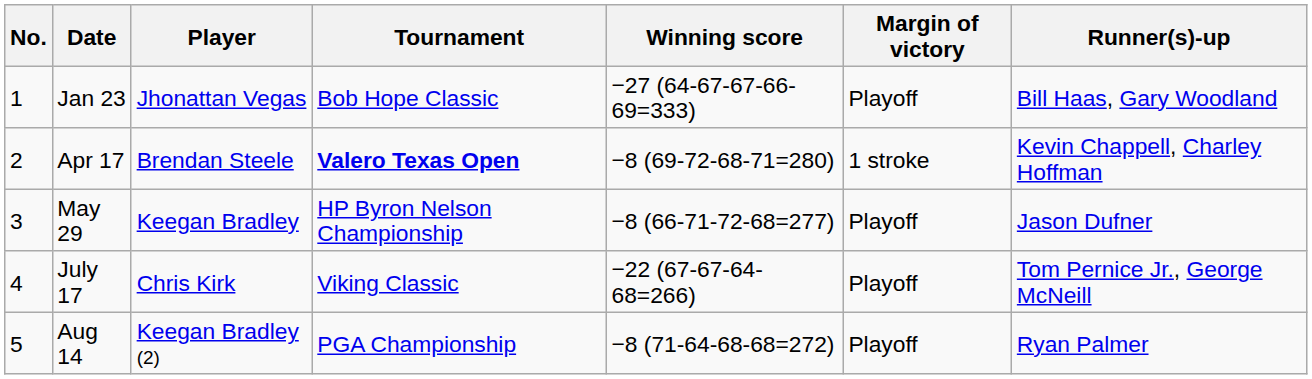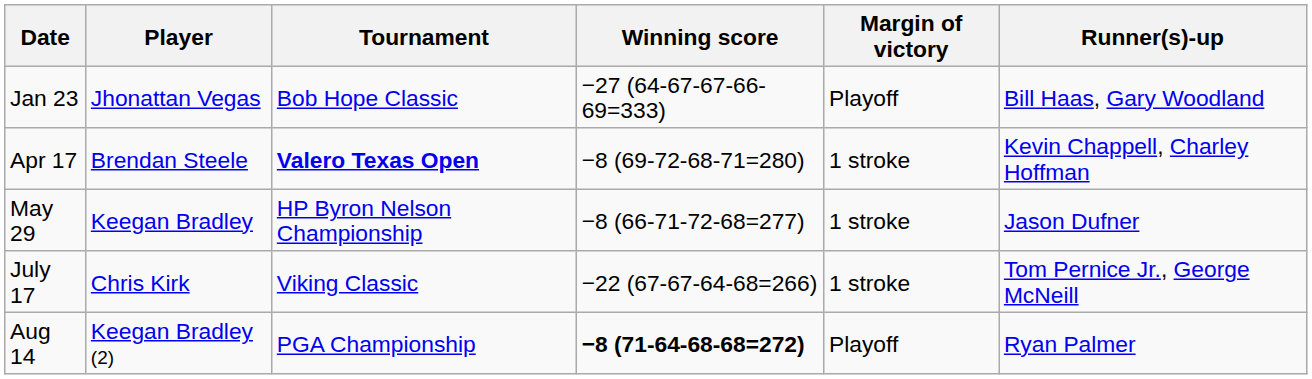- column: (28, 36)
(883, 221) Playoff -> (870, 221) 1 stroke
(883, 282) Playoff -> (870, 282) 1 stroke
(723, 344) normal -> (693, 344) bold
